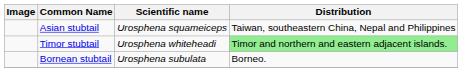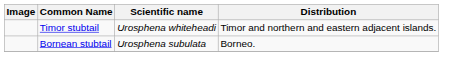- row: (69, 28)
(339, 43) lightgreen background -> (328, 28) no background
